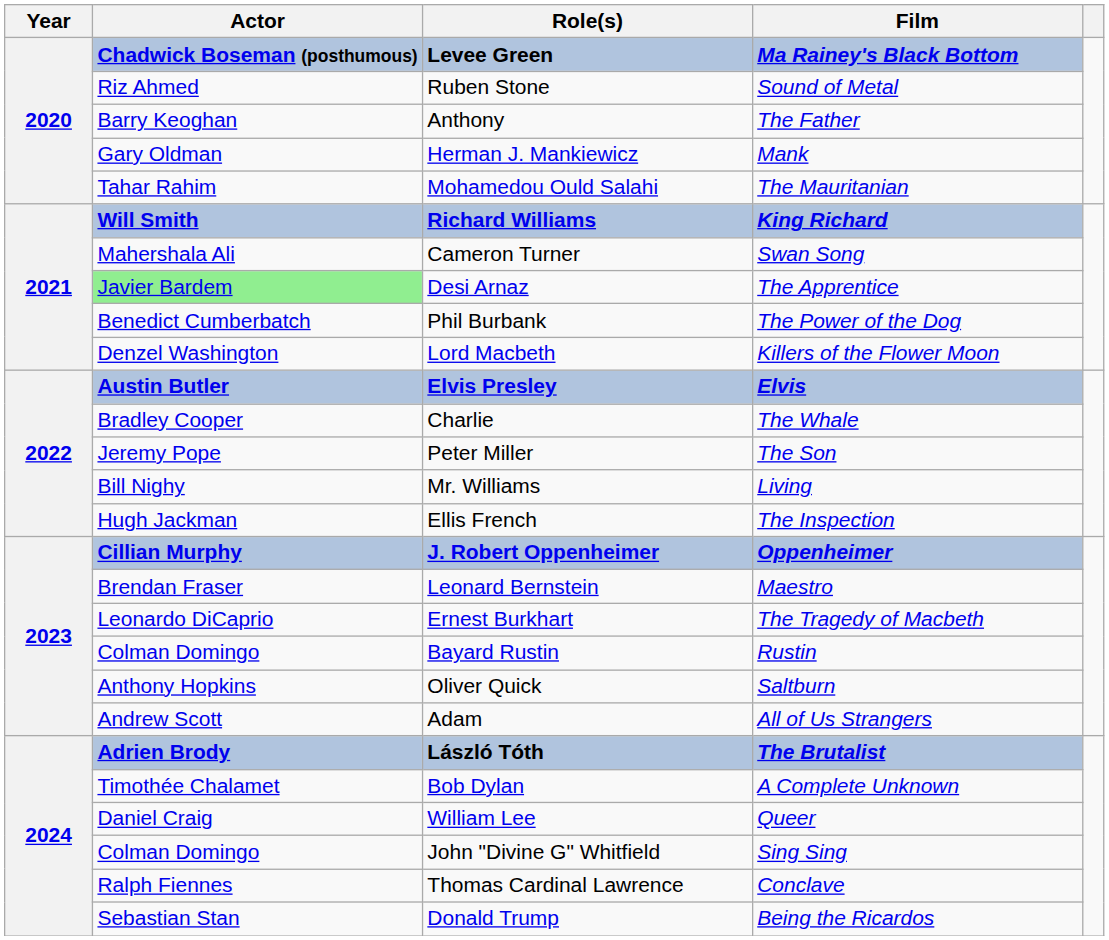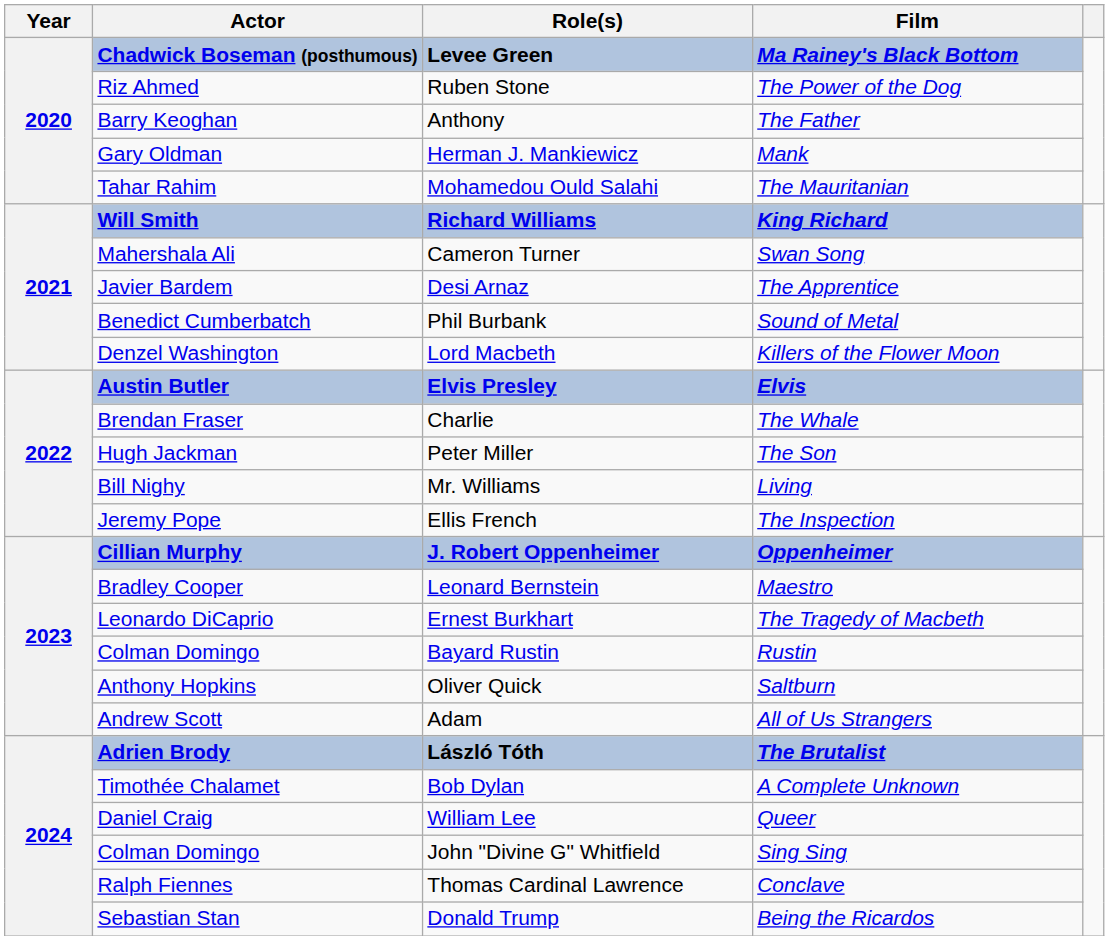(828, 87) Sound of Metal -> (859, 87) The Power of the Dog
(165, 287) lightgreen background -> (165, 287) no background
(859, 320) The Power of the Dog -> (828, 320) Sound of Metal
(170, 420) Bradley Cooper -> (170, 420) Brendan Fraser
(159, 453) Jeremy Pope -> (167, 453) Hugh Jackman
(167, 519) Hugh Jackman -> (159, 519) Jeremy Pope
(170, 586) Brendan Fraser -> (170, 586) Bradley Cooper
